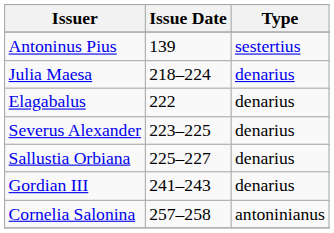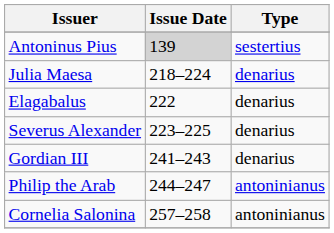(162, 46) no background -> (162, 46) lightgrey background
- row: (69, 158)
+ row: (62, 185)
